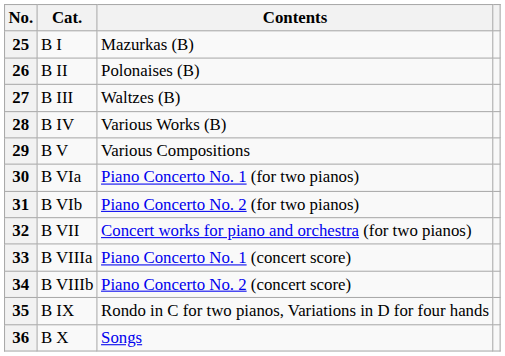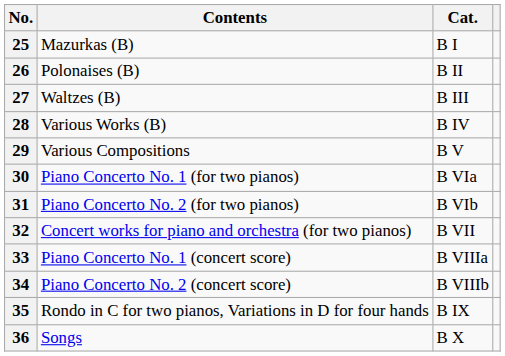columns swapped: (67, 17) <-> (295, 17)
